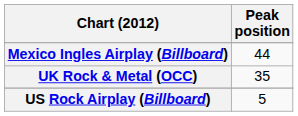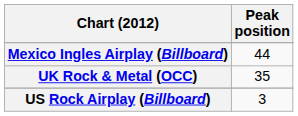(262, 99) 5 -> (262, 99) 3
